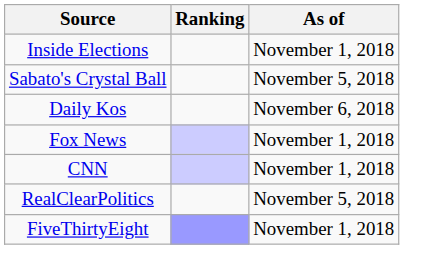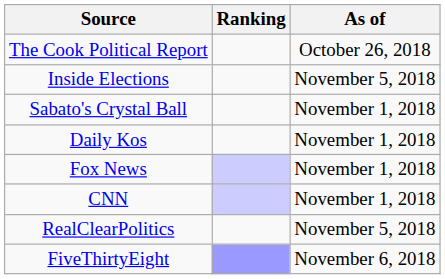+ row: (108, 49)
(324, 49) November 1, 2018 -> (365, 79) November 5, 2018
(324, 79) November 5, 2018 -> (365, 109) November 1, 2018
(324, 109) November 6, 2018 -> (365, 139) November 1, 2018
(324, 229) November 1, 2018 -> (365, 259) November 6, 2018
